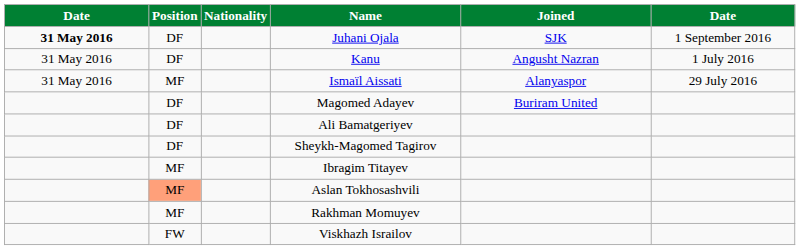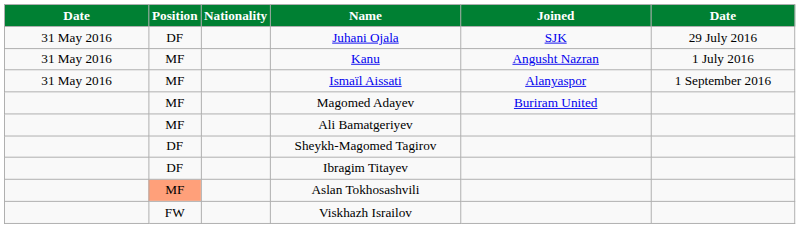(77, 37) bold -> (77, 37) normal
(723, 37) 1 September 2016 -> (723, 37) 29 July 2016
(175, 59) DF -> (175, 59) MF
(723, 81) 29 July 2016 -> (723, 81) 1 September 2016
(175, 103) DF -> (175, 103) MF
(175, 125) DF -> (175, 125) MF
(175, 168) MF -> (175, 168) DF
- row: (365, 212)
